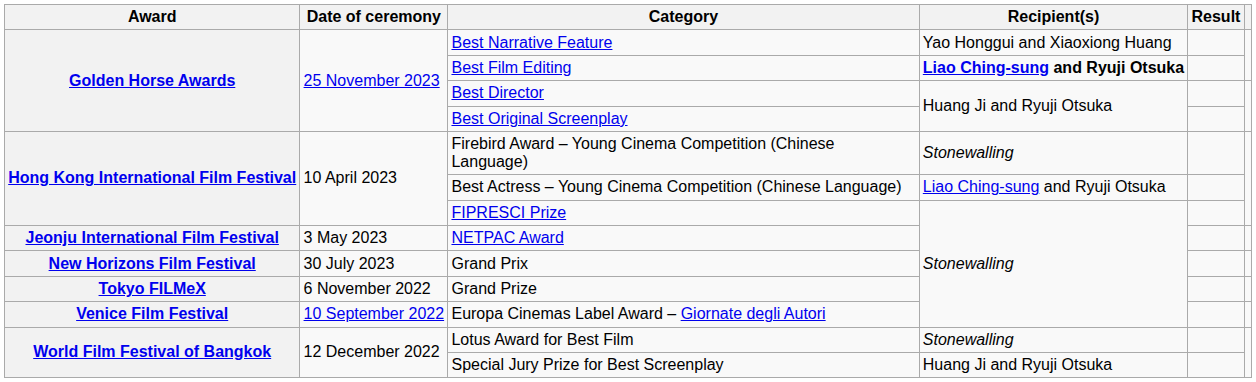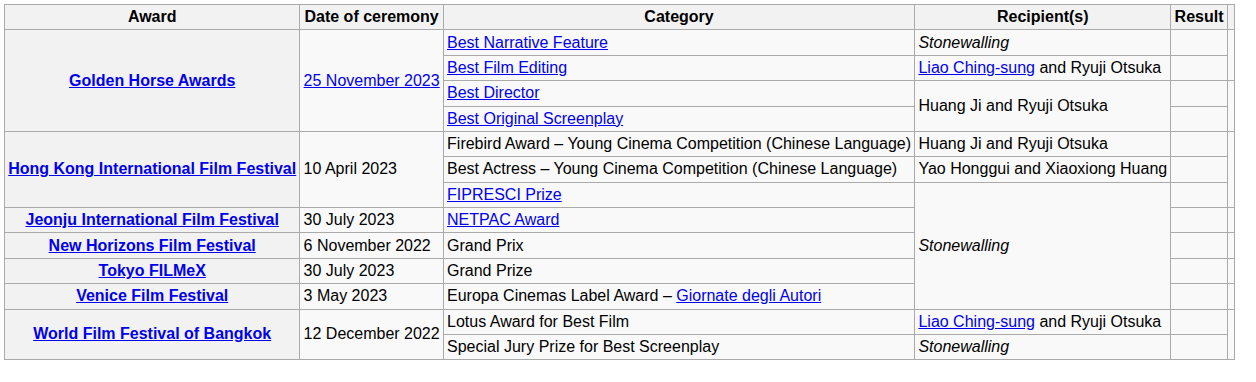(1047, 42) Yao Honggui and Xiaoxiong Huang -> (964, 42) Stonewalling
(1053, 67) bold -> (1040, 67) normal
(968, 153) Stonewalling -> (1013, 144) Huang Ji and Ryuji Otsuka
(1044, 187) Liao Ching-sung and Ryuji Otsuka -> (1043, 169) Yao Honggui and Xiaoxiong Huang
(345, 238) 3 May 2023 -> (349, 220) 30 July 2023
(349, 263) 30 July 2023 -> (367, 245) 6 November 2022
(367, 288) 6 November 2022 -> (349, 270) 30 July 2023
(374, 314) 10 September 2022 -> (345, 296) 3 May 2023
(968, 339) Stonewalling -> (1040, 321) Liao Ching-sung and Ryuji Otsuka
(1018, 365) Huang Ji and Ryuji Otsuka -> (964, 347) Stonewalling
